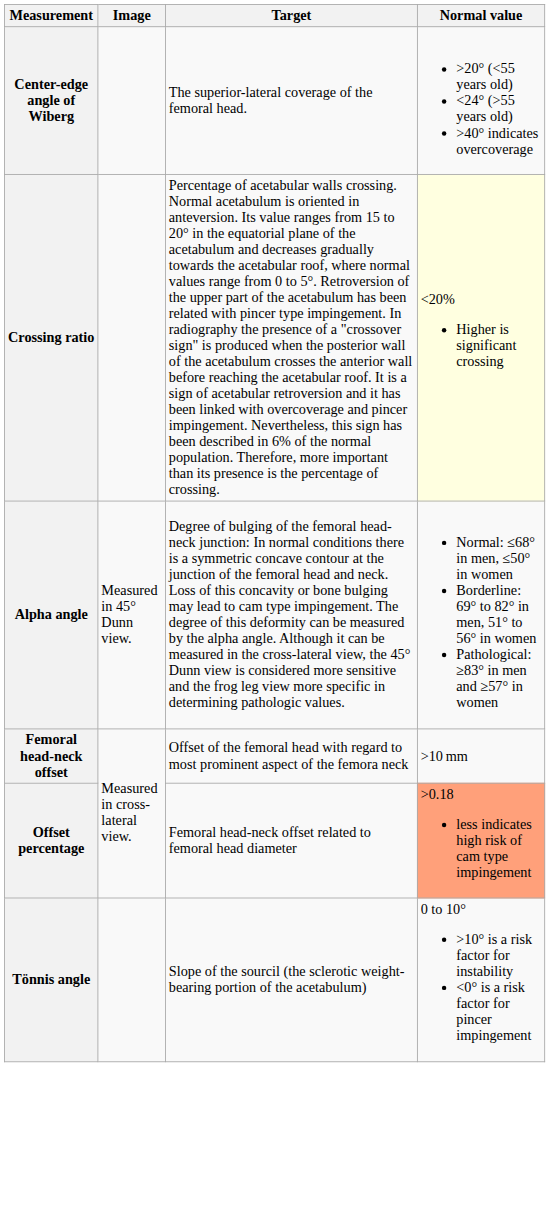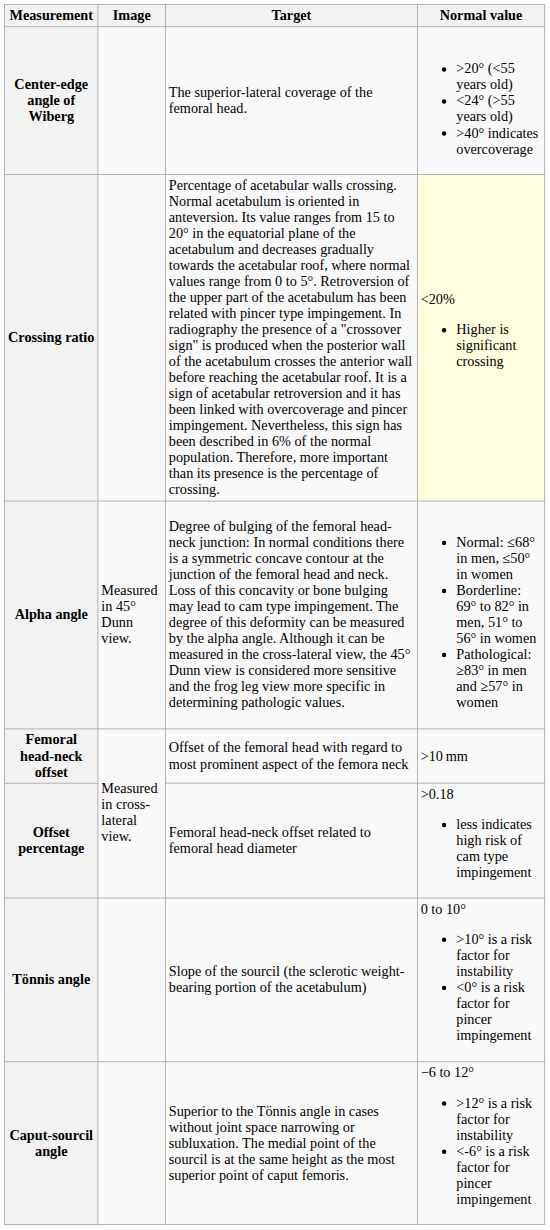(481, 834) lightsalmon background -> (481, 834) no background
+ row: (51, 1143)
